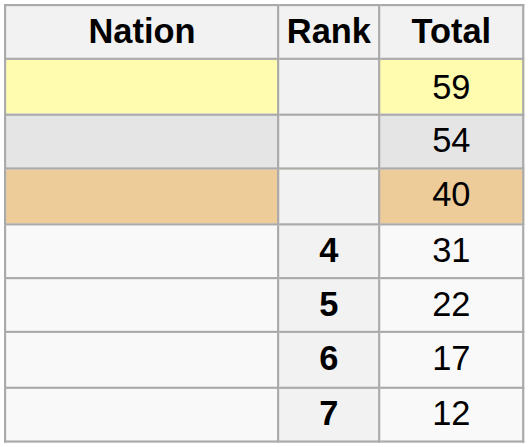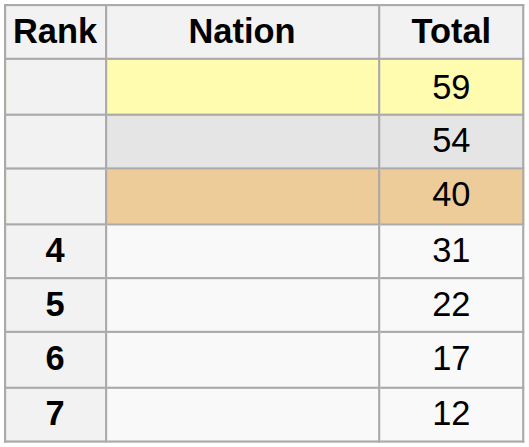columns swapped: (329, 31) <-> (142, 31)
